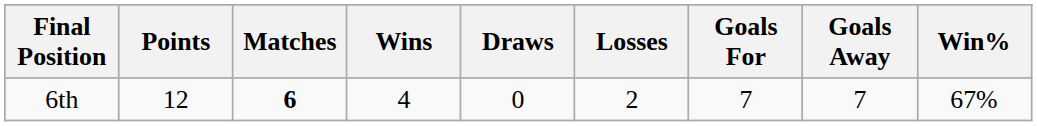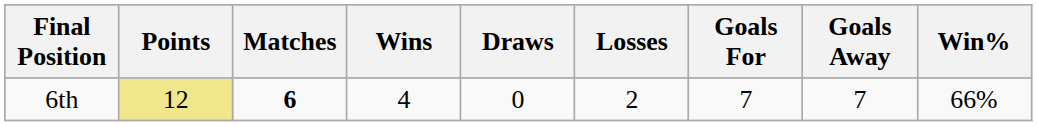(176, 99) no background -> (176, 99) khaki background
(974, 99) 67% -> (974, 99) 66%
